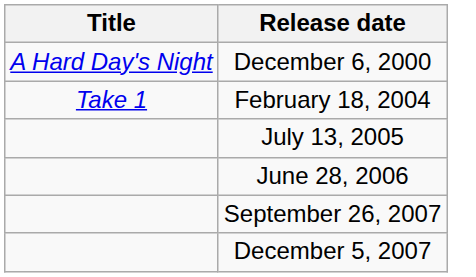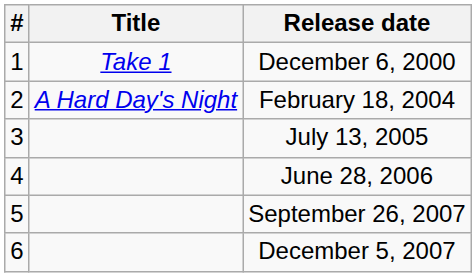+ column: (17, 23)
(111, 61) A Hard Day's Night -> (136, 61) Take 1
(111, 99) Take 1 -> (136, 99) A Hard Day's Night
